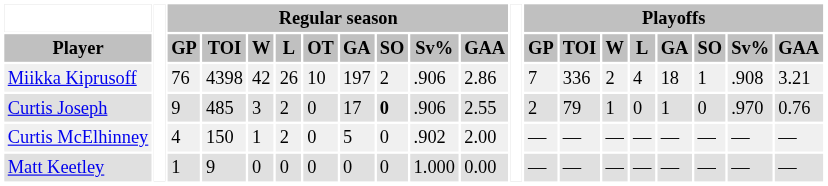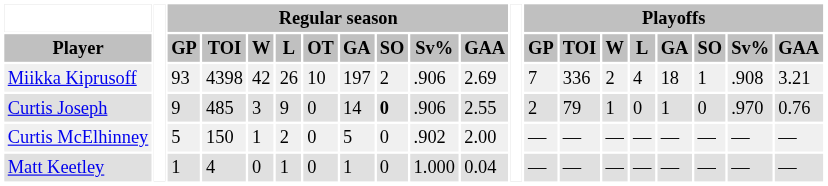(181, 77) 76 -> (181, 77) 93
(480, 77) 2.86 -> (480, 77) 2.69
(284, 107) 2 -> (284, 107) 9
(352, 107) 17 -> (352, 107) 14
(176, 137) 4 -> (176, 137) 5
(211, 167) 9 -> (211, 167) 4
(284, 167) 0 -> (284, 167) 1
(348, 167) 0 -> (348, 167) 1
(480, 167) 0.00 -> (480, 167) 0.04
